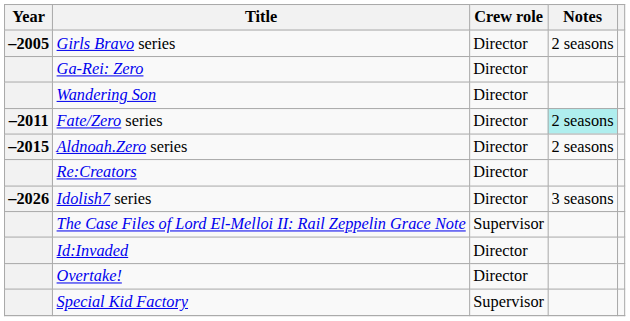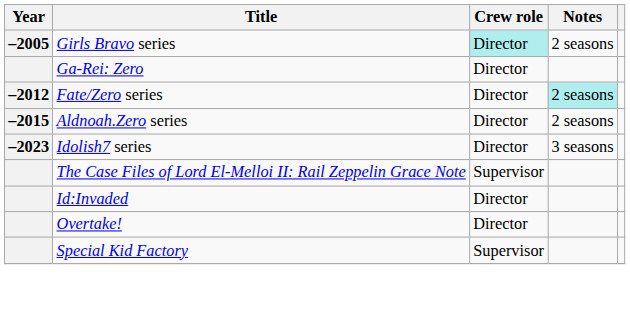(500, 43) no background -> (500, 43) paleturquoise background
- row: (106, 95)
(29, 120) –2011 -> (29, 95) –2012
- row: (97, 172)
(29, 198) –2026 -> (29, 146) –2023
